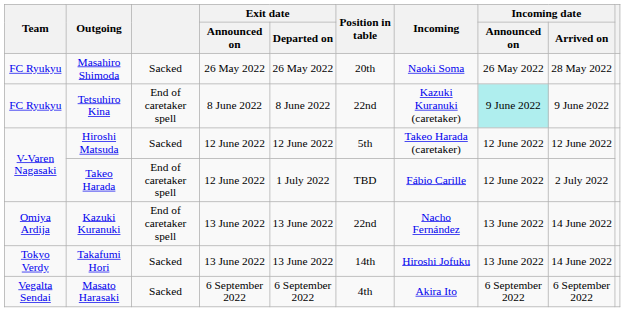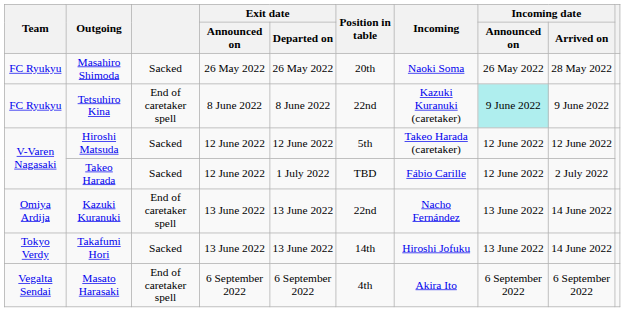(165, 180) End of caretaker spell -> (165, 173) Sacked
(165, 291) Sacked -> (165, 285) End of caretaker spell
